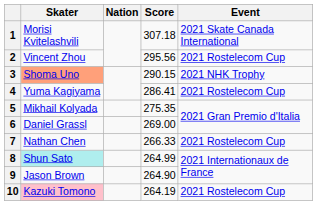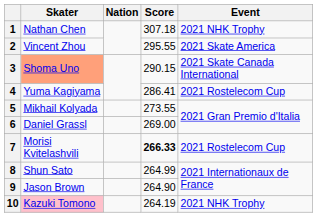(51, 35) Morisi Kvitelashvili -> (54, 29) Nathan Chen
(227, 35) 2021 Skate Canada International -> (223, 29) 2021 NHK Trophy
(160, 58) 295.56 -> (160, 46) 295.55
(233, 58) 2021 Rostelecom Cup -> (228, 46) 2021 Skate America
(223, 74) 2021 NHK Trophy -> (227, 69) 2021 Skate Canada International
(160, 108) 275.35 -> (160, 108) 273.55
(54, 141) Nathan Chen -> (51, 147) Morisi Kvitelashvili
(160, 141) normal -> (160, 147) bold
(48, 158) paleturquoise background -> (48, 170) no background
(233, 192) 2021 Rostelecom Cup -> (223, 204) 2021 NHK Trophy
